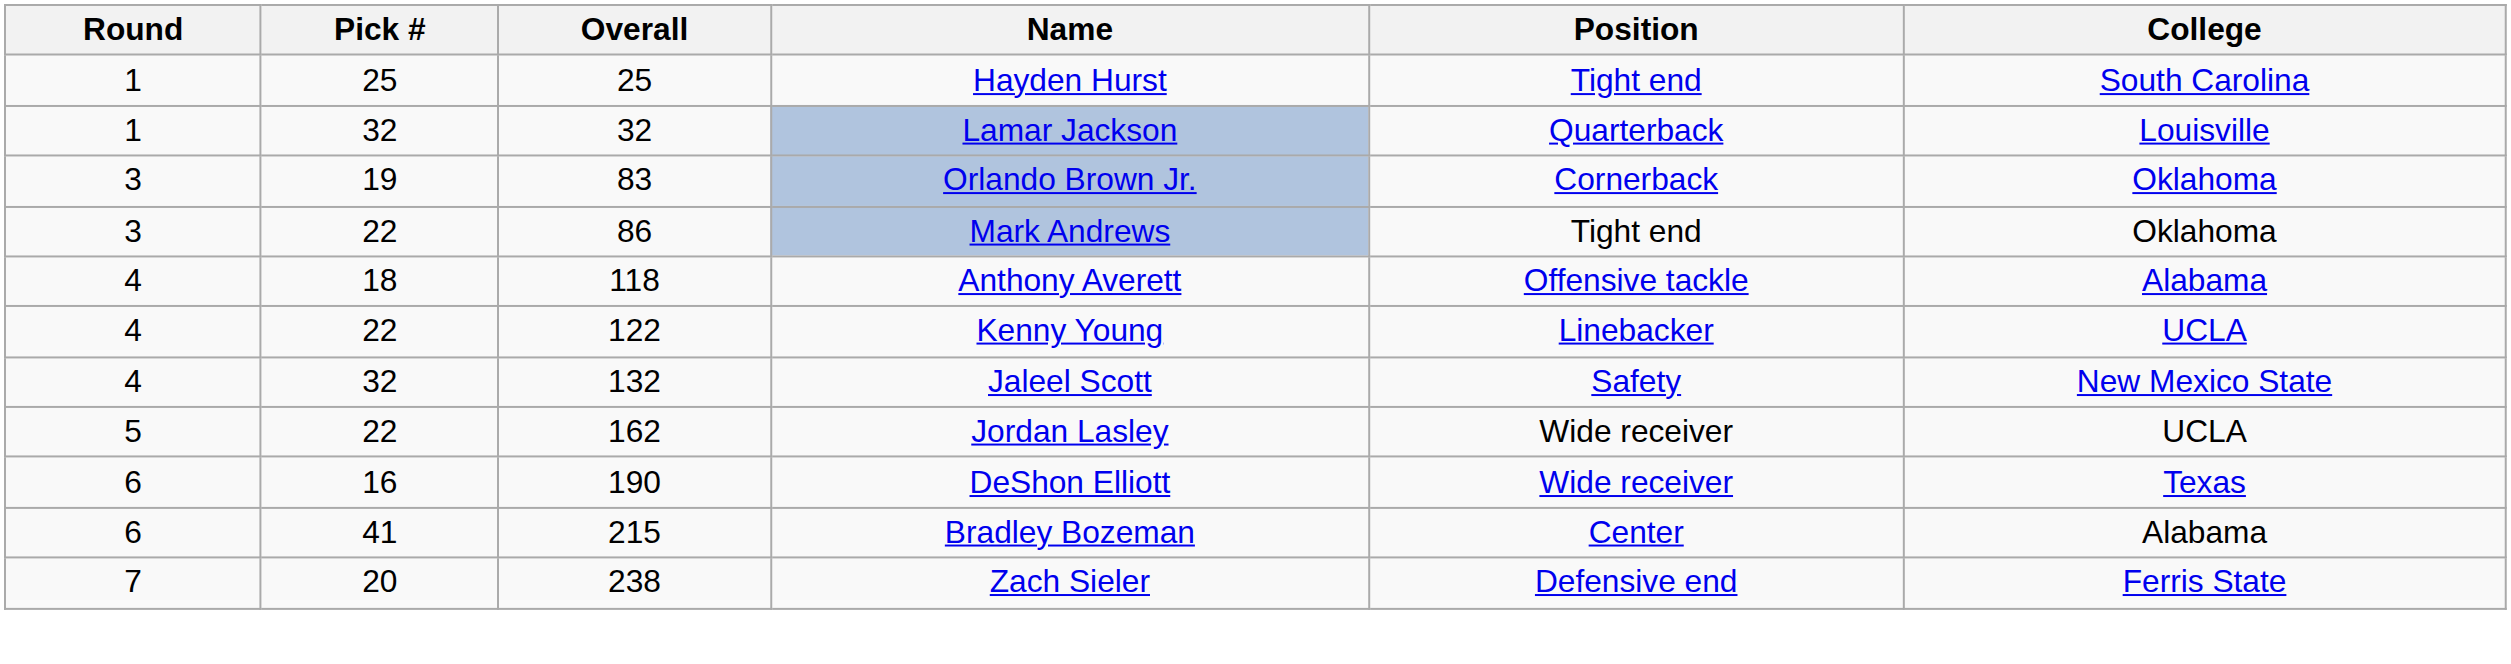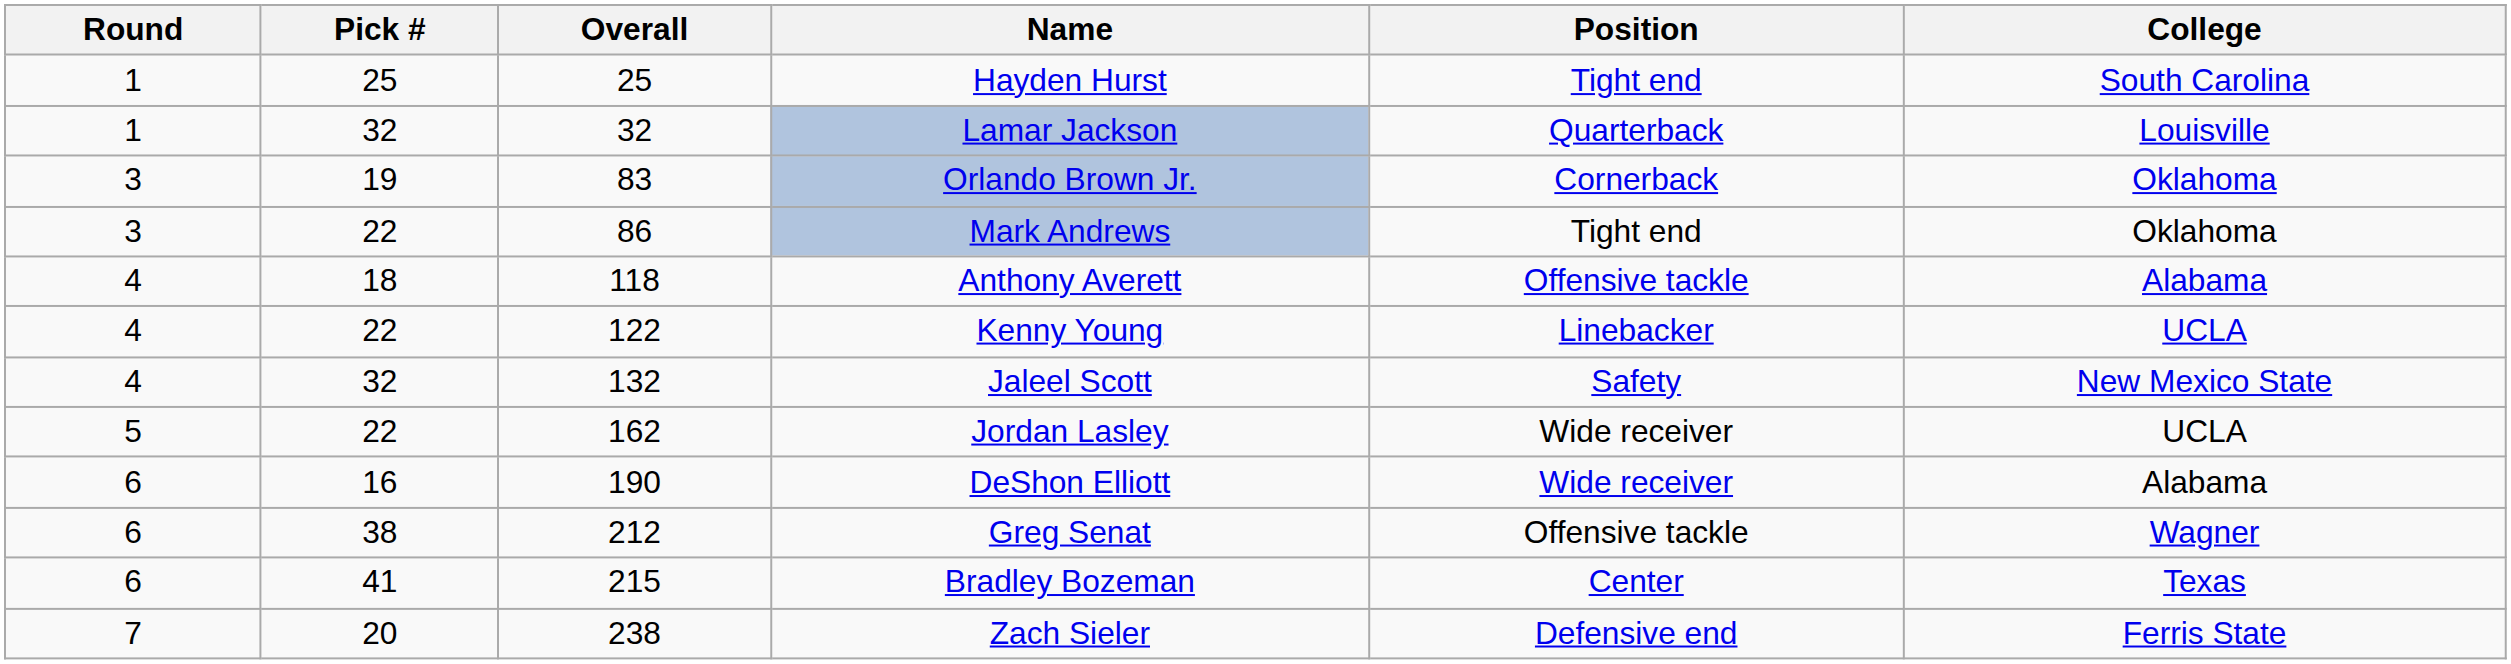(2205, 481) Texas -> (2205, 481) Alabama
+ row: (1070, 532)
(2205, 532) Alabama -> (2205, 582) Texas
